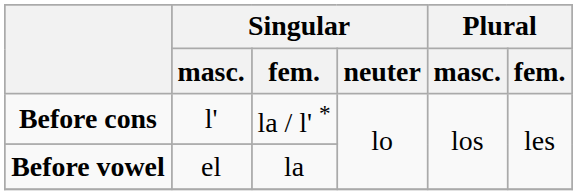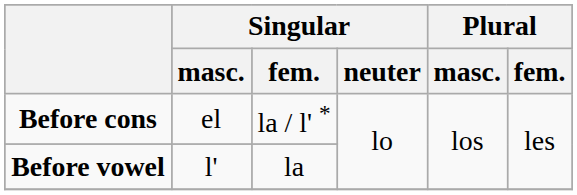(211, 118) l' -> (211, 118) el
(211, 166) el -> (211, 166) l'
